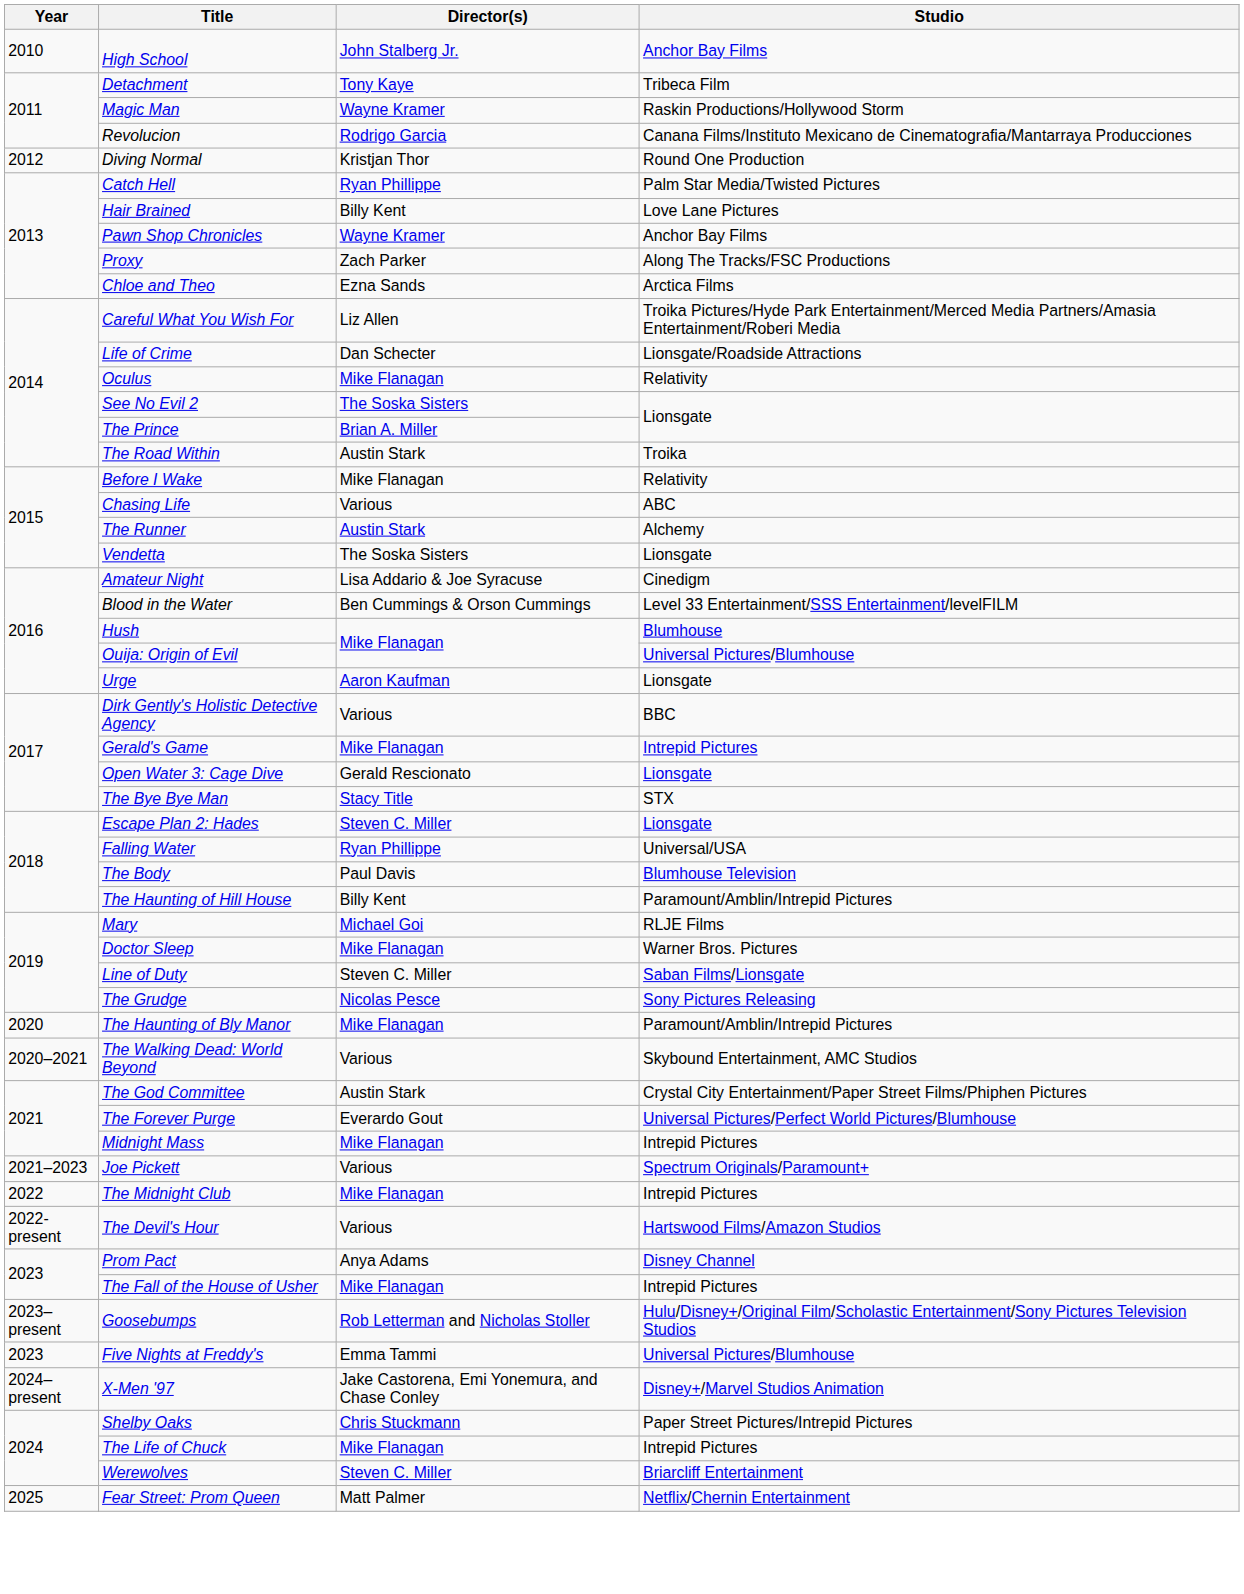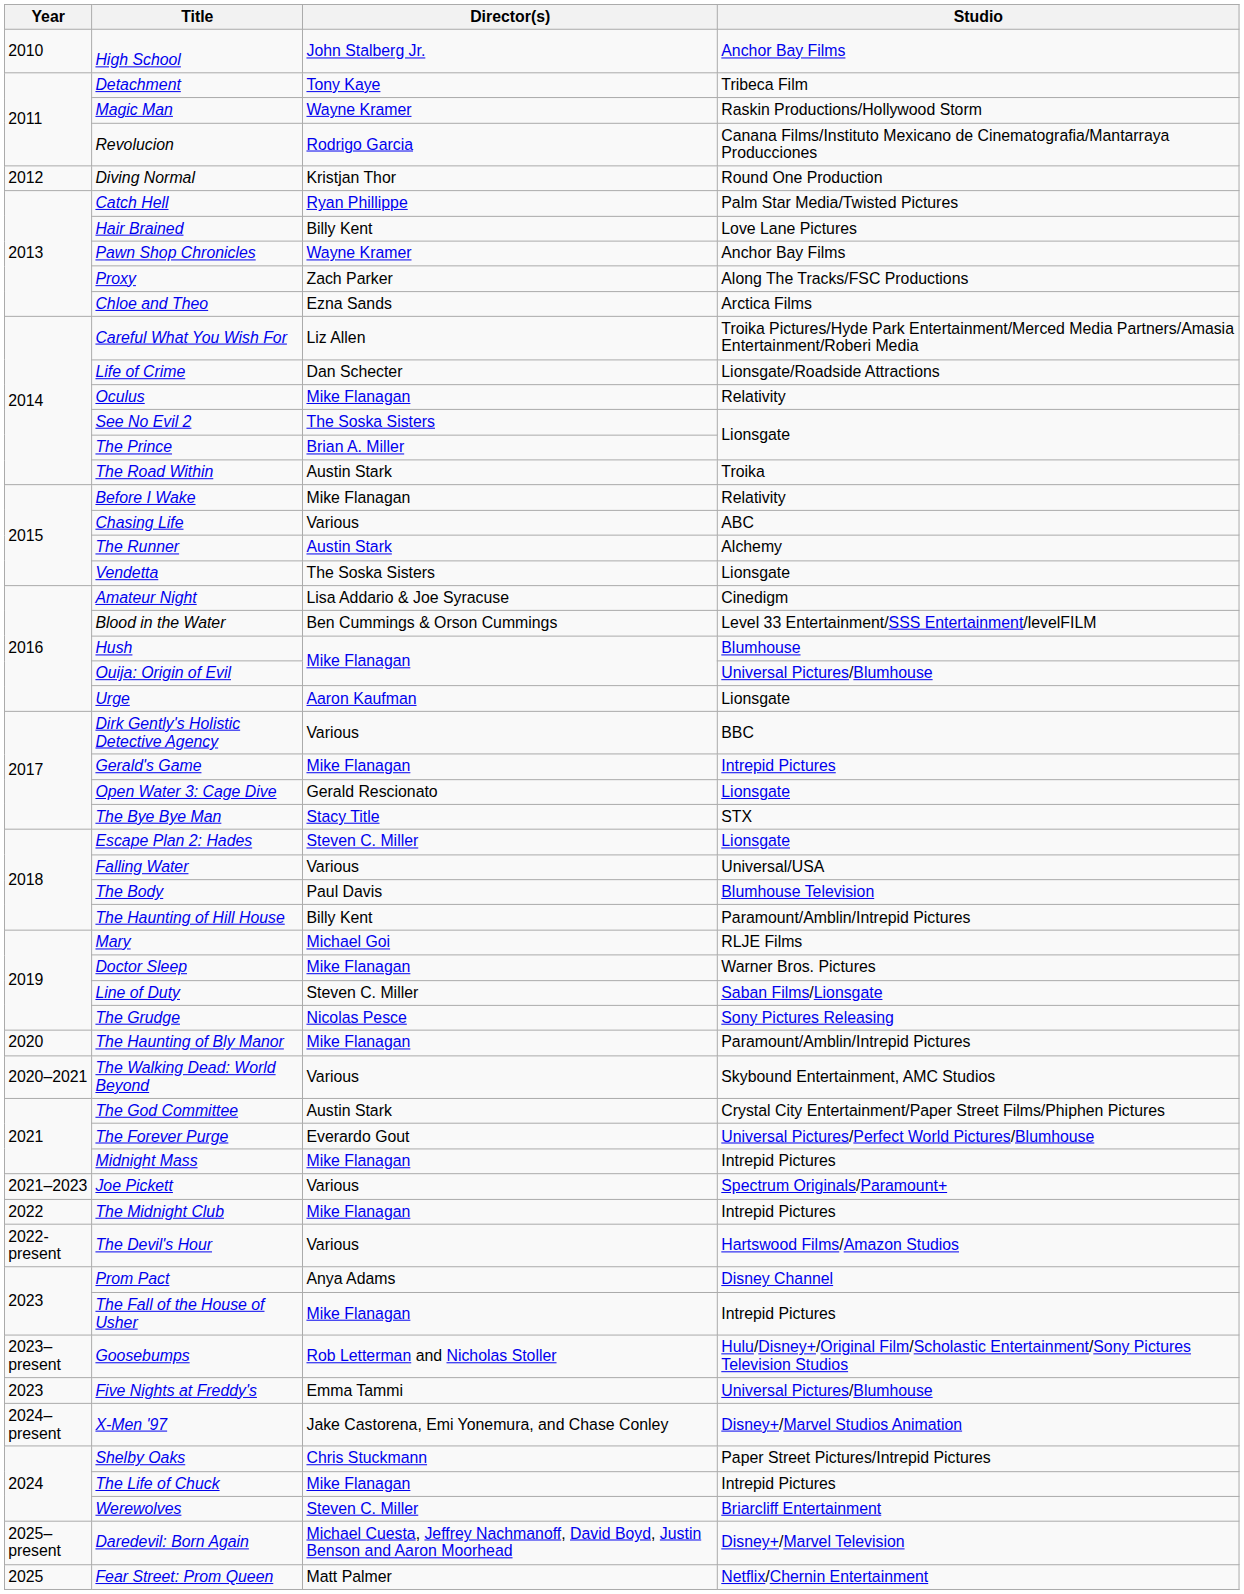(390, 849) Ryan Phillippe -> (333, 867) Various
+ row: (172, 1542)
